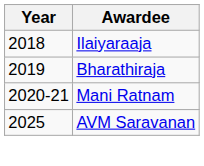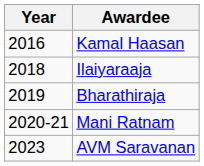+ row: (130, 43)
(27, 122) 2025 -> (27, 148) 2023
